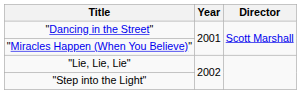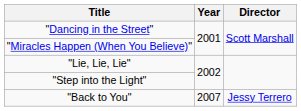+ row: (99, 98)
